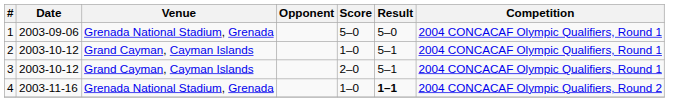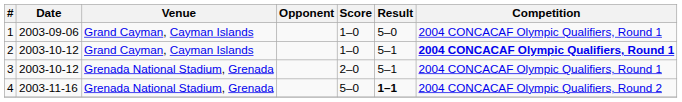(179, 32) Grenada National Stadium, Grenada -> (169, 32) Grand Cayman, Cayman Islands
(349, 32) 5–0 -> (349, 32) 1–0
(540, 50) normal -> (546, 50) bold
(169, 69) Grand Cayman, Cayman Islands -> (179, 69) Grenada National Stadium, Grenada
(349, 87) 1–0 -> (349, 87) 5–0
